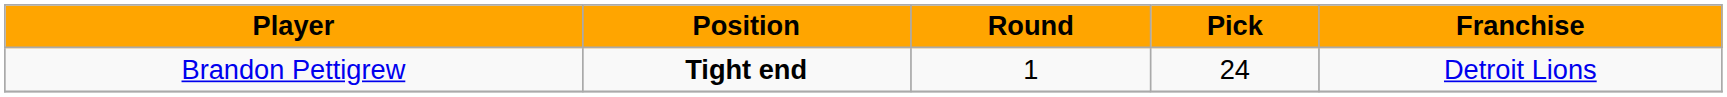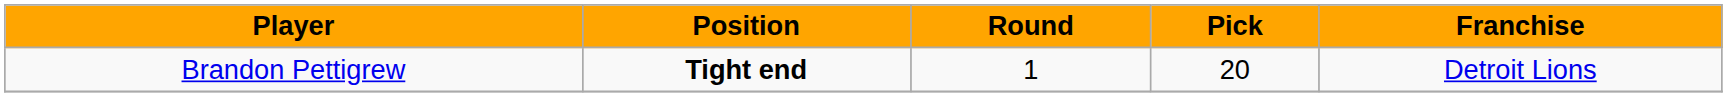(1235, 69) 24 -> (1235, 69) 20
